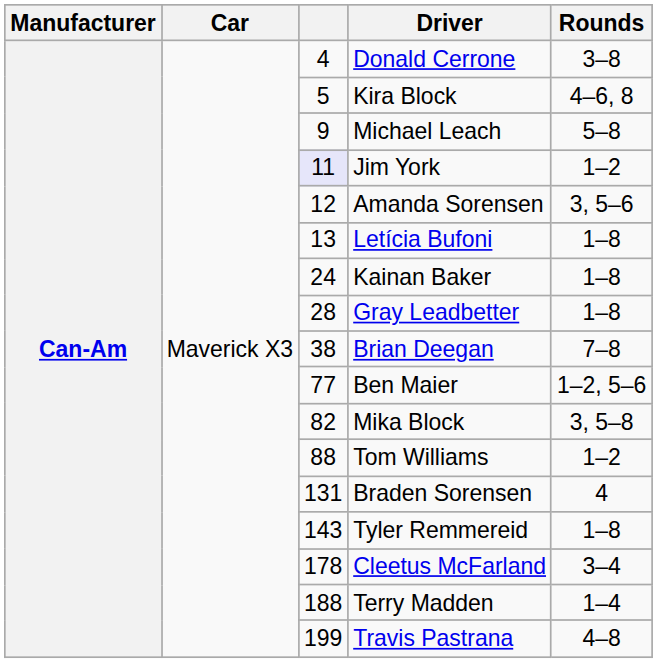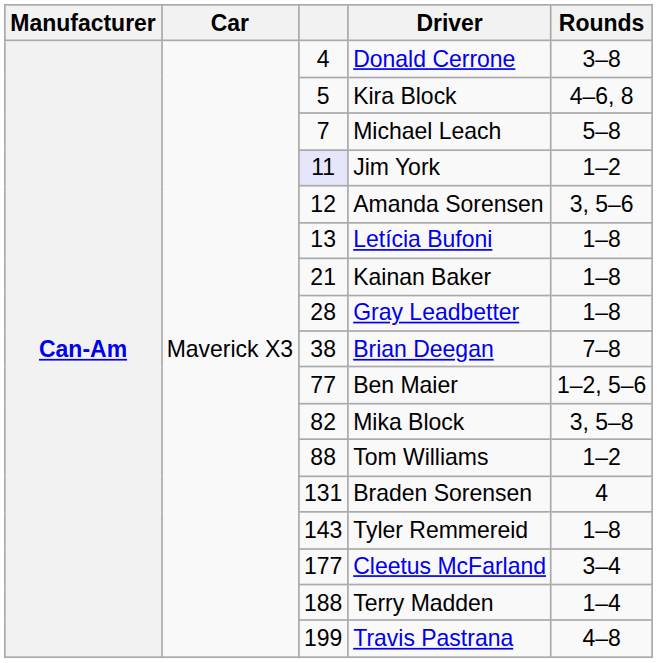(323, 131) 9 -> (323, 131) 7
(323, 276) 24 -> (323, 276) 21
(323, 566) 178 -> (323, 566) 177
